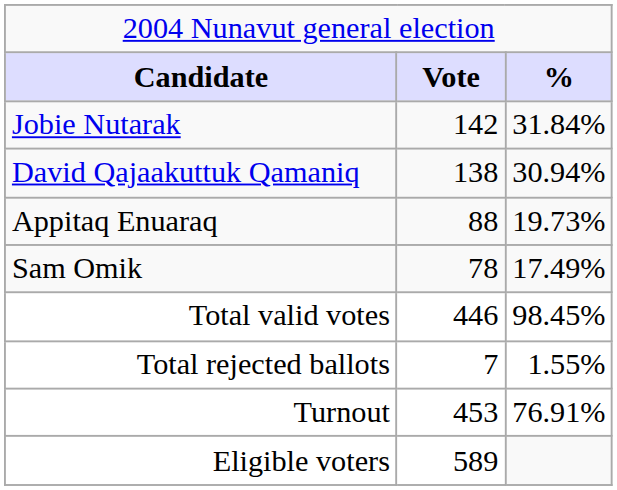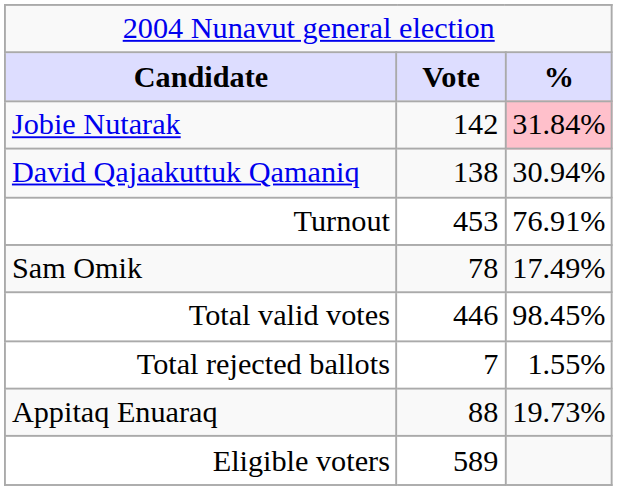(559, 124) no background -> (559, 124) pink background
rows swapped: (115, 220) <-> (342, 412)
